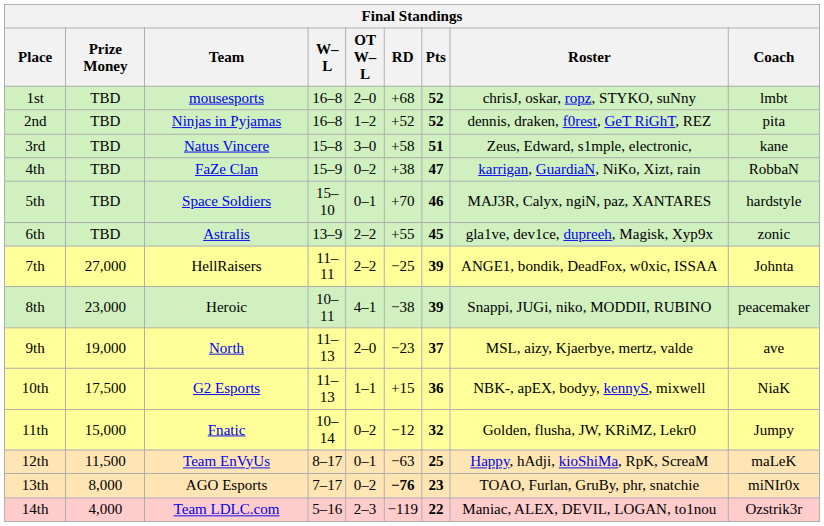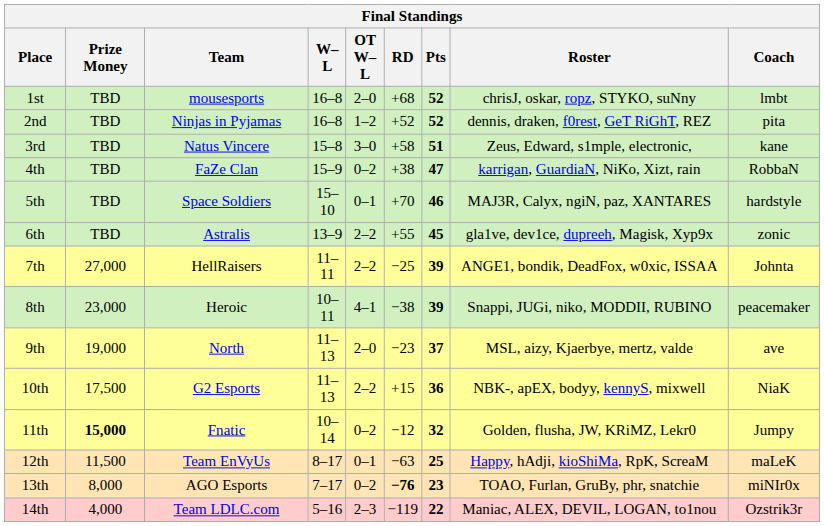(365, 388) 1–1 -> (365, 388) 2–2
(105, 429) normal -> (105, 429) bold
